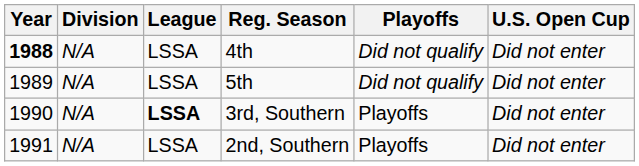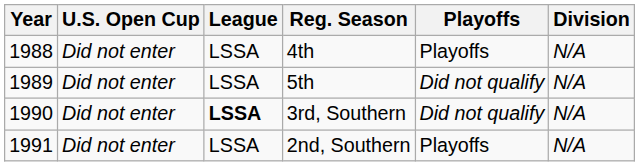columns swapped: (100, 20) <-> (561, 20)
(31, 51) bold -> (31, 51) normal
(421, 51) Did not qualify -> (454, 51) Playoffs
(393, 113) Playoffs -> (482, 113) Did not qualify
